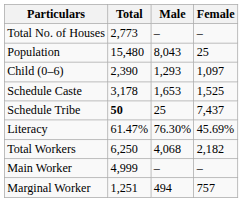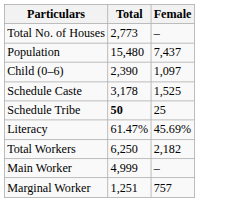- column: (172, 14)
(203, 52) 25 -> (167, 52) 7,437
(210, 110) 7,437 -> (160, 110) 25
